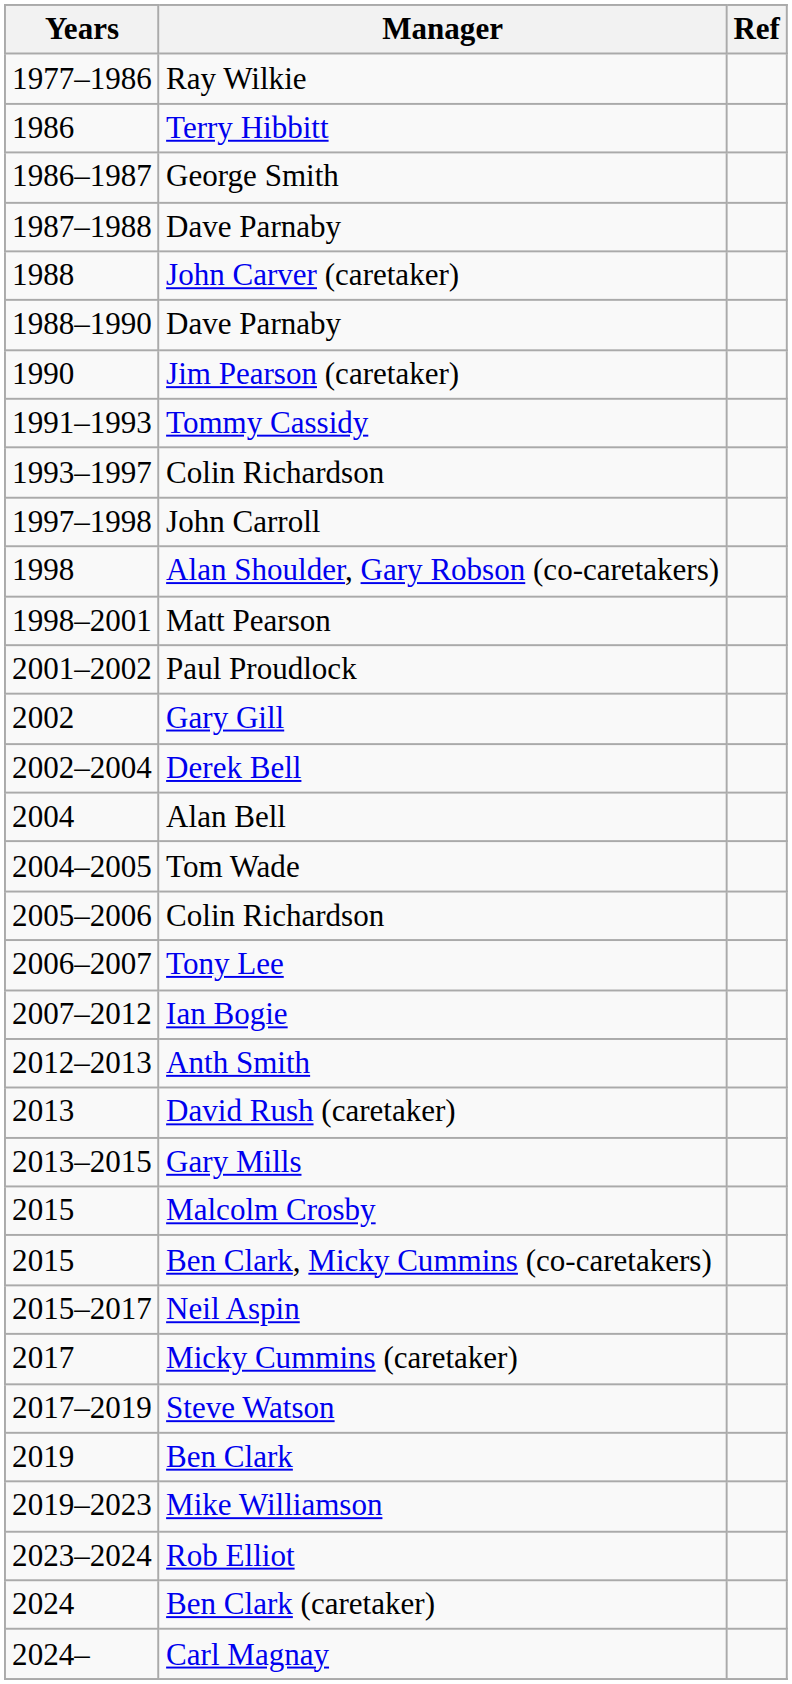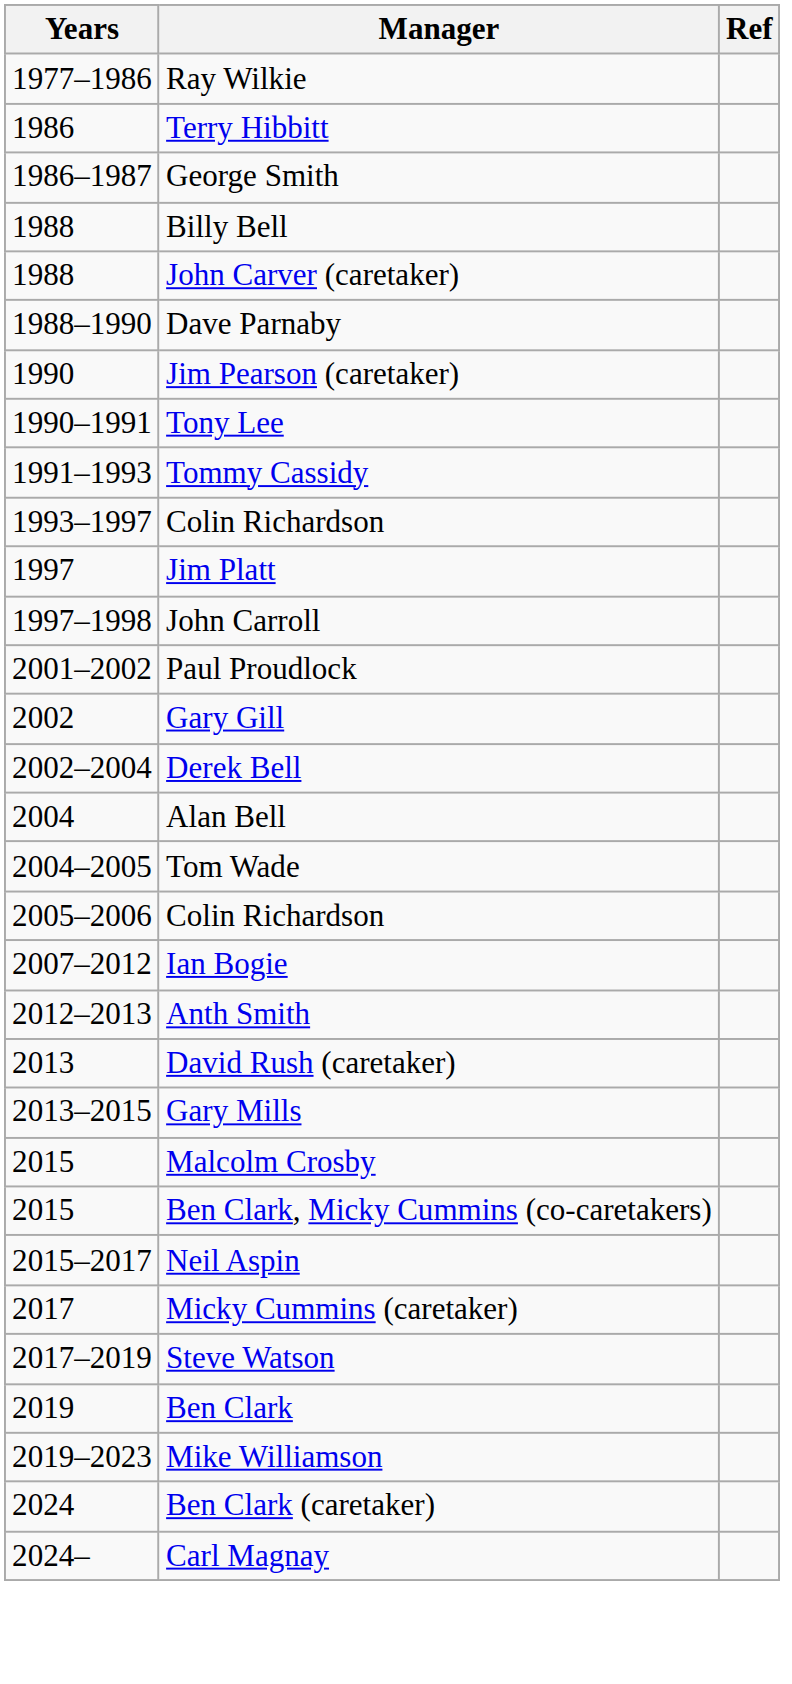- row: (82, 226)
+ row: (43, 226)
+ row: (82, 422)
+ row: (43, 570)
- row: (43, 570)
- row: (82, 619)
- row: (82, 964)
- row: (82, 1555)
